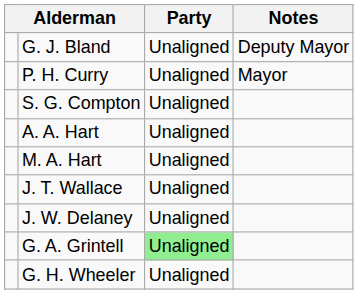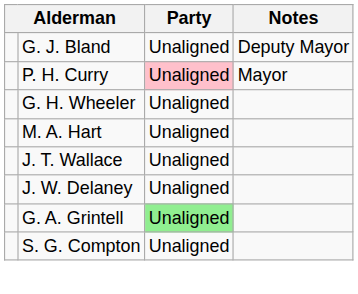(189, 75) no background -> (189, 75) pink background
rows swapped: (79, 274) <-> (81, 103)
- row: (60, 132)
